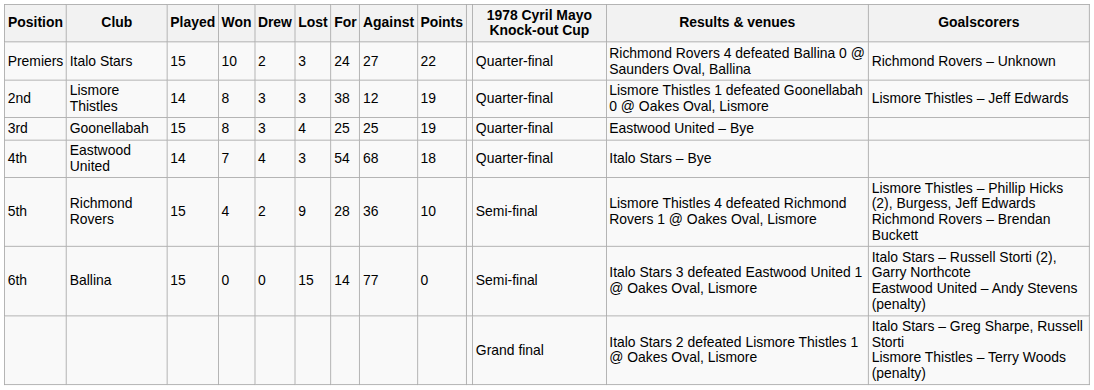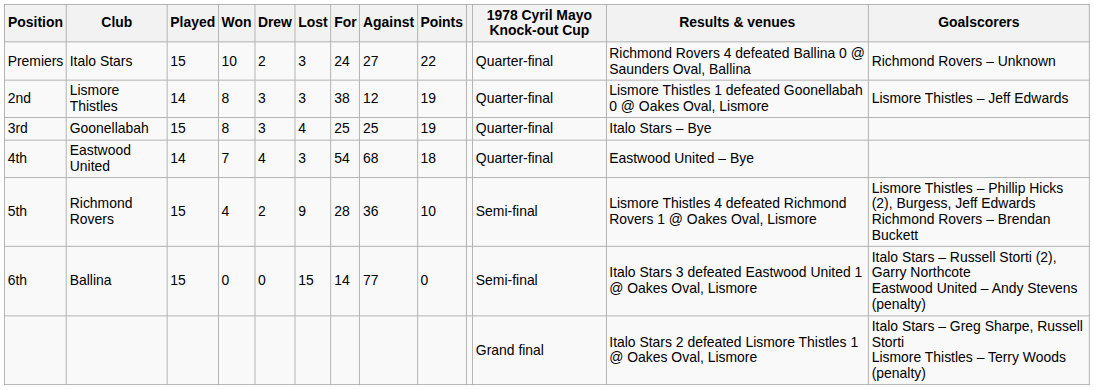(682, 128) Eastwood United – Bye -> (660, 128) Italo Stars – Bye
(660, 158) Italo Stars – Bye -> (682, 158) Eastwood United – Bye
